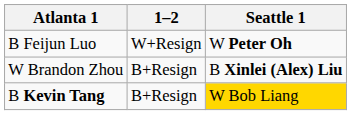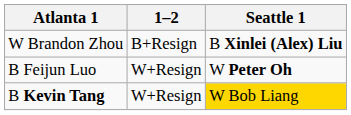rows swapped: (52, 43) <-> (66, 69)
(164, 95) B+Resign -> (166, 95) W+Resign
